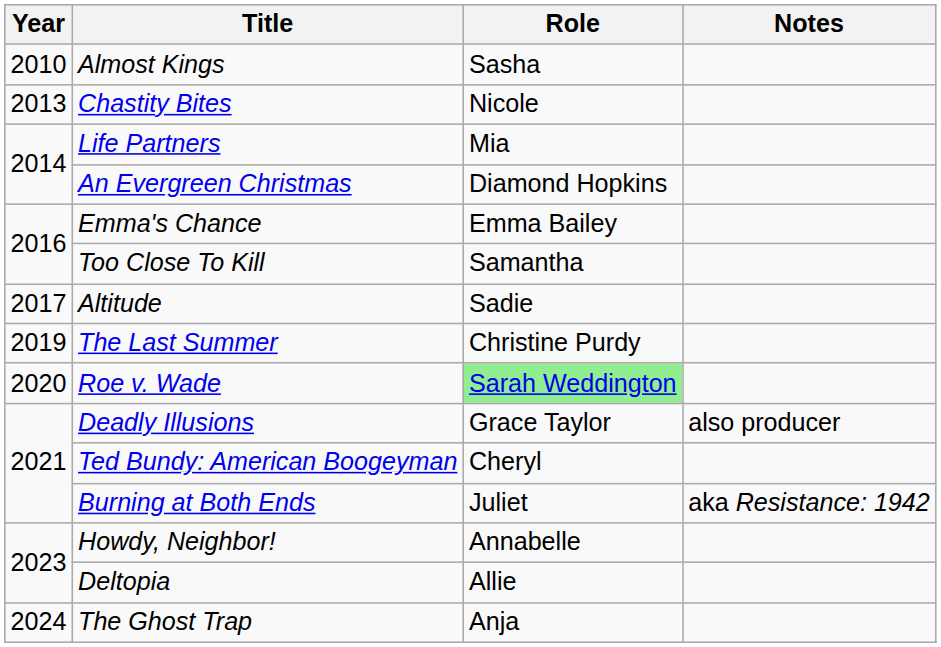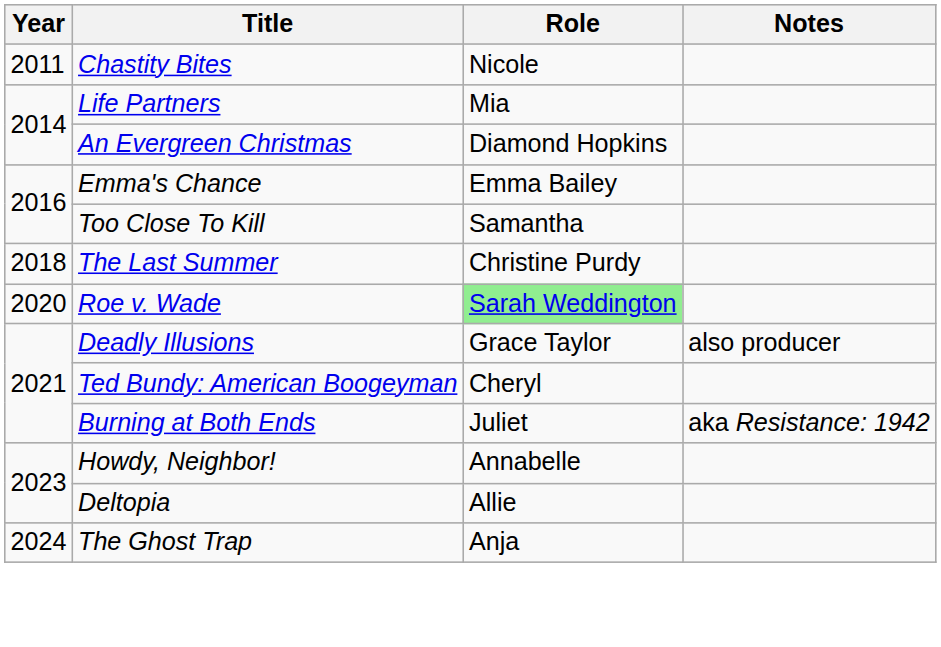- row: (151, 64)
(39, 104) 2013 -> (38, 64) 2011
- row: (120, 303)
(39, 343) 2019 -> (39, 263) 2018
